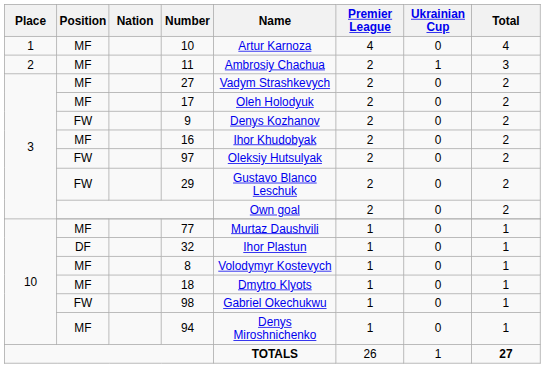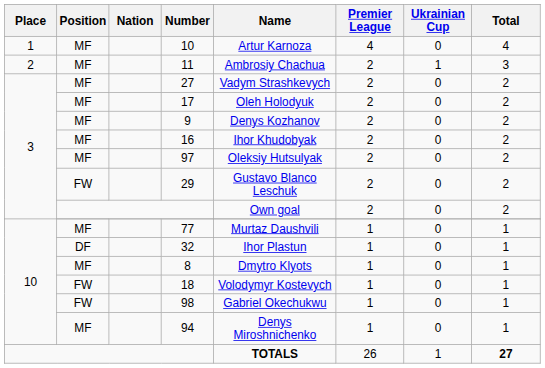(83, 121) FW -> (83, 121) MF
(83, 159) FW -> (83, 159) MF
(275, 266) Volodymyr Kostevych -> (275, 266) Dmytro Klyots
(83, 284) MF -> (83, 284) FW
(275, 284) Dmytro Klyots -> (275, 284) Volodymyr Kostevych
